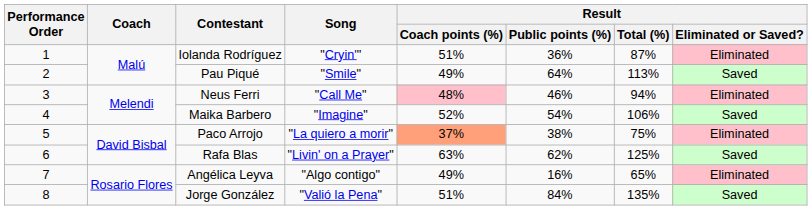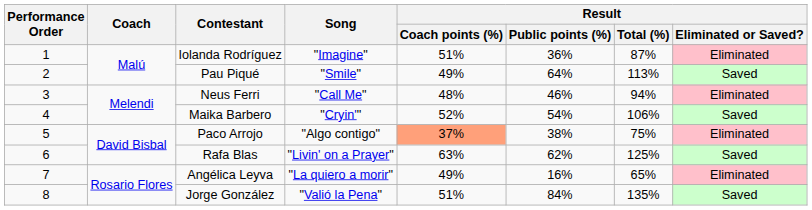(341, 54) "Cryin'" -> (341, 54) "Imagine"
(451, 94) pink background -> (451, 94) no background
(341, 114) "Imagine" -> (341, 114) "Cryin'"
(341, 134) "La quiero a morir" -> (341, 134) "Algo contigo"
(341, 174) "Algo contigo" -> (341, 174) "La quiero a morir"
